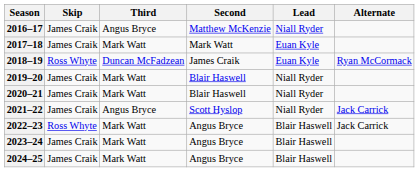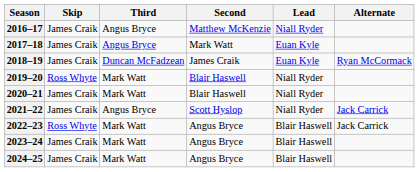(124, 45) Mark Watt -> (129, 45) Angus Bryce
(72, 61) Ross Whyte -> (72, 61) James Craik
(72, 77) James Craik -> (72, 77) Ross Whyte
